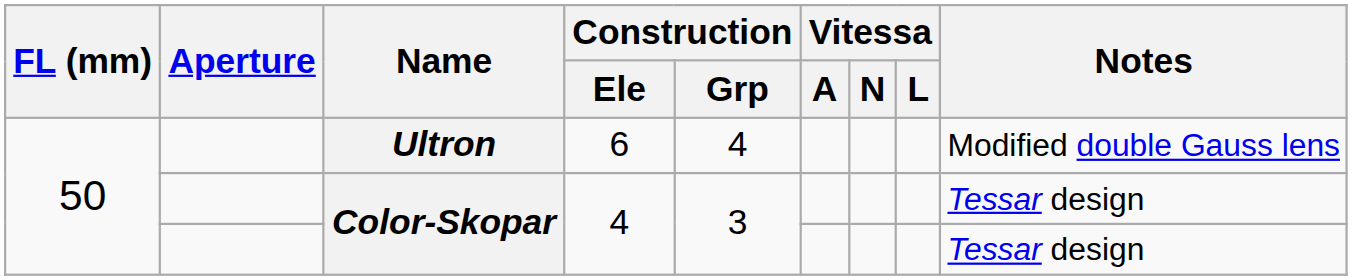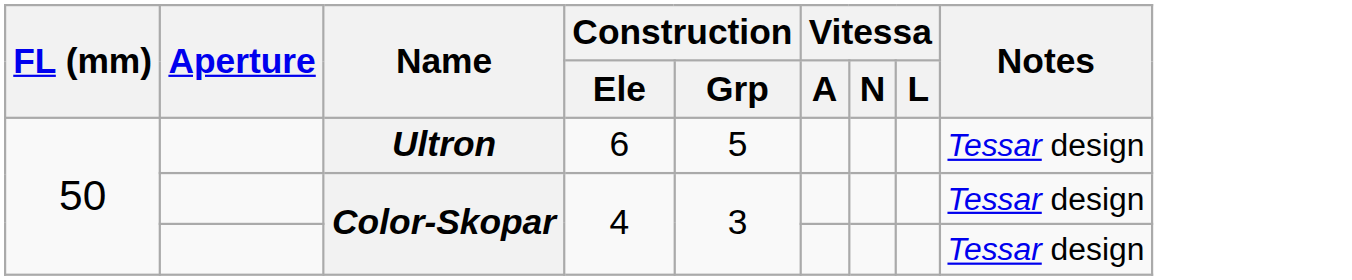(738, 144) 4 -> (738, 144) 5
(1144, 145) Modified double Gauss lens -> (1046, 145) Tessar design
